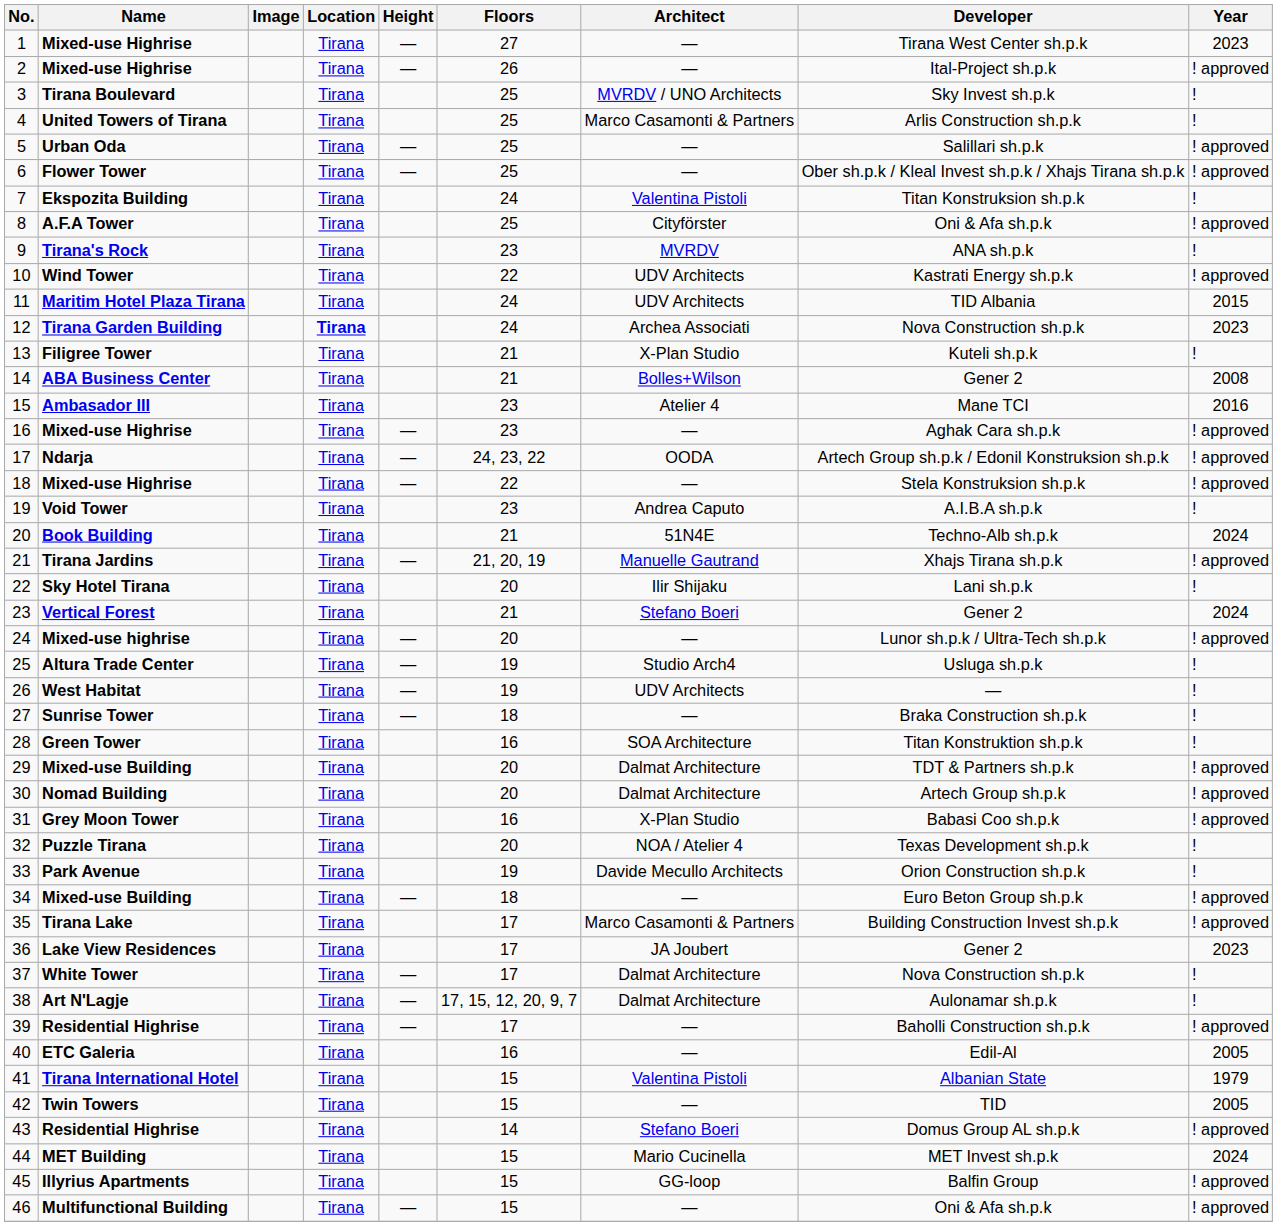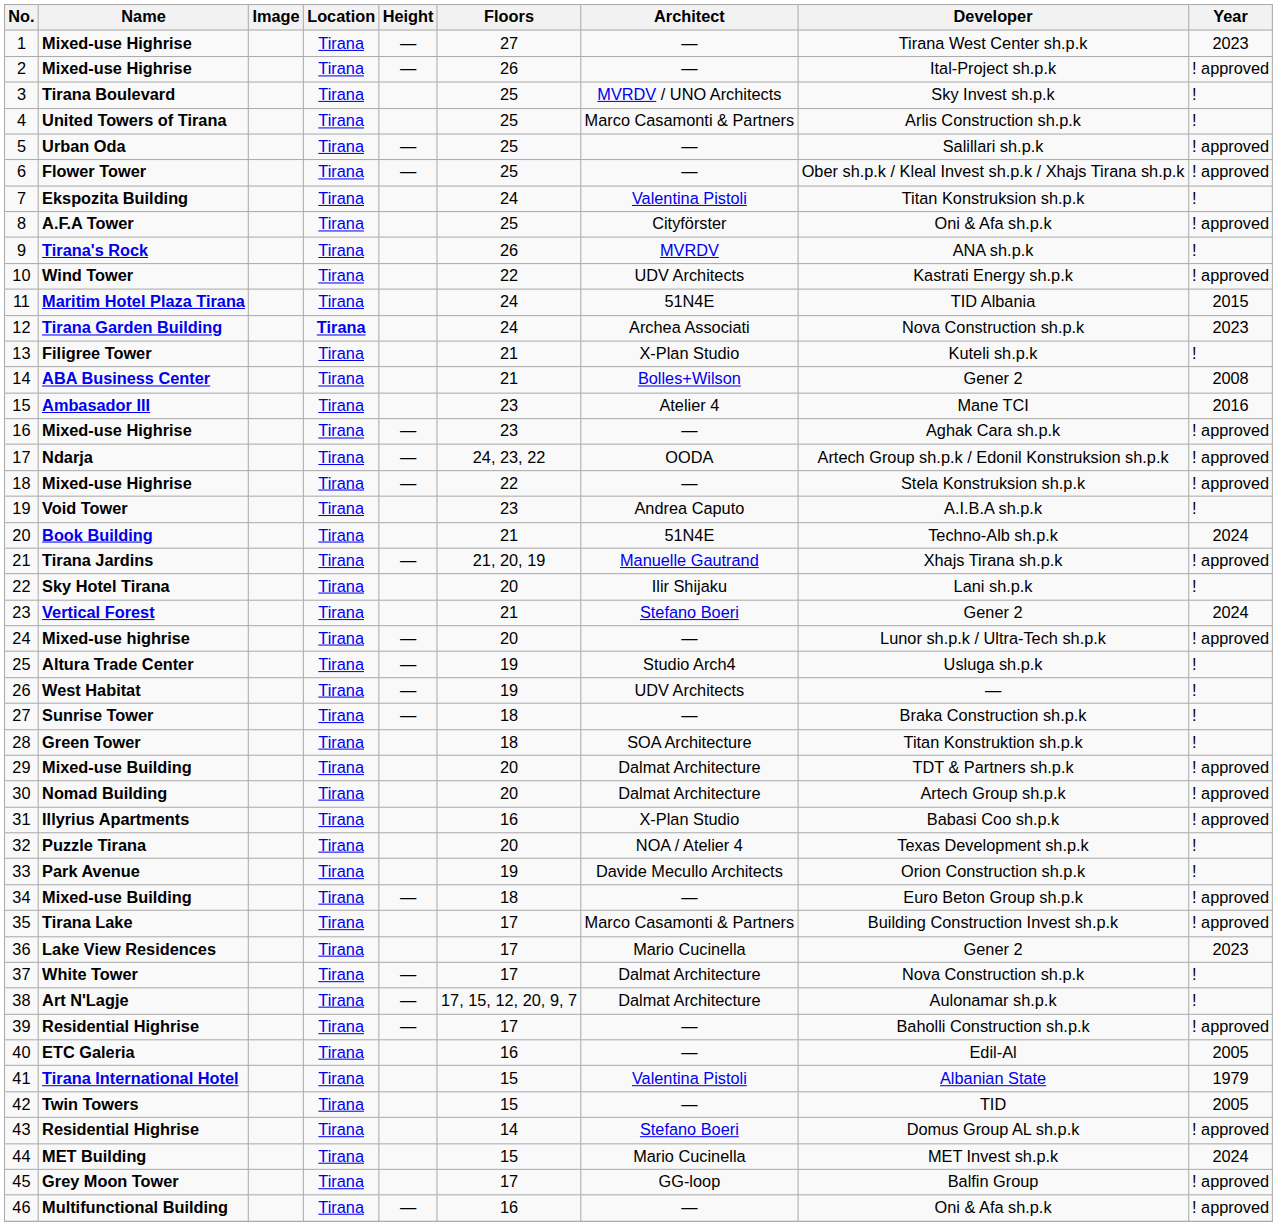(509, 250) 23 -> (509, 250) 26
(689, 302) UDV Architects -> (689, 302) 51N4E
(509, 742) 16 -> (509, 742) 18
(110, 819) Grey Moon Tower -> (116, 819) Illyrius Apartments
(689, 949) JA Joubert -> (689, 949) Mario Cucinella
(116, 1182) Illyrius Apartments -> (110, 1182) Grey Moon Tower
(509, 1182) 15 -> (509, 1182) 17
(509, 1208) 15 -> (509, 1208) 16
